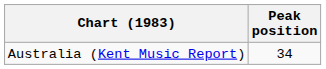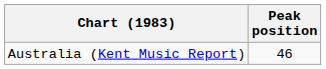(285, 54) 34 -> (285, 54) 46
